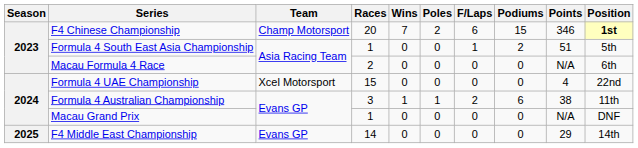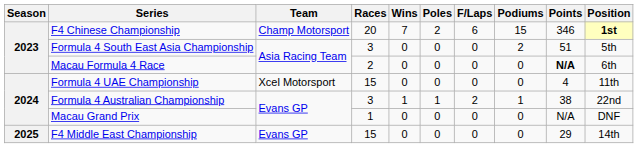(370, 48) 1 -> (370, 48) 3
(475, 48) 1 -> (475, 48) 0
(566, 65) normal -> (566, 65) bold
(609, 83) 22nd -> (609, 83) 11th
(521, 100) 6 -> (521, 100) 1
(609, 100) 11th -> (609, 100) 22nd
(370, 134) 14 -> (370, 134) 15
